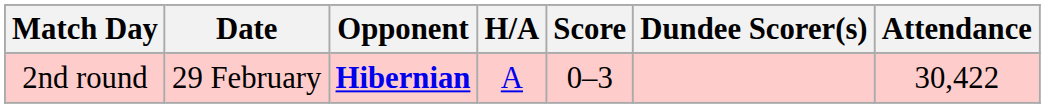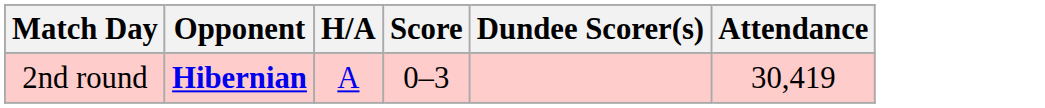- column: (247, 28)
(957, 77) 30,422 -> (793, 77) 30,419
